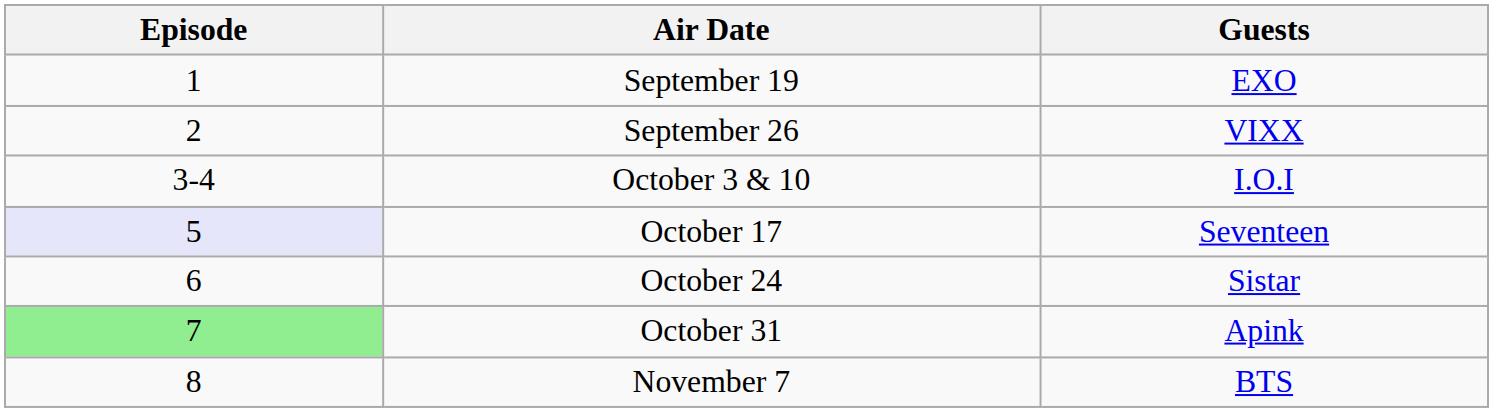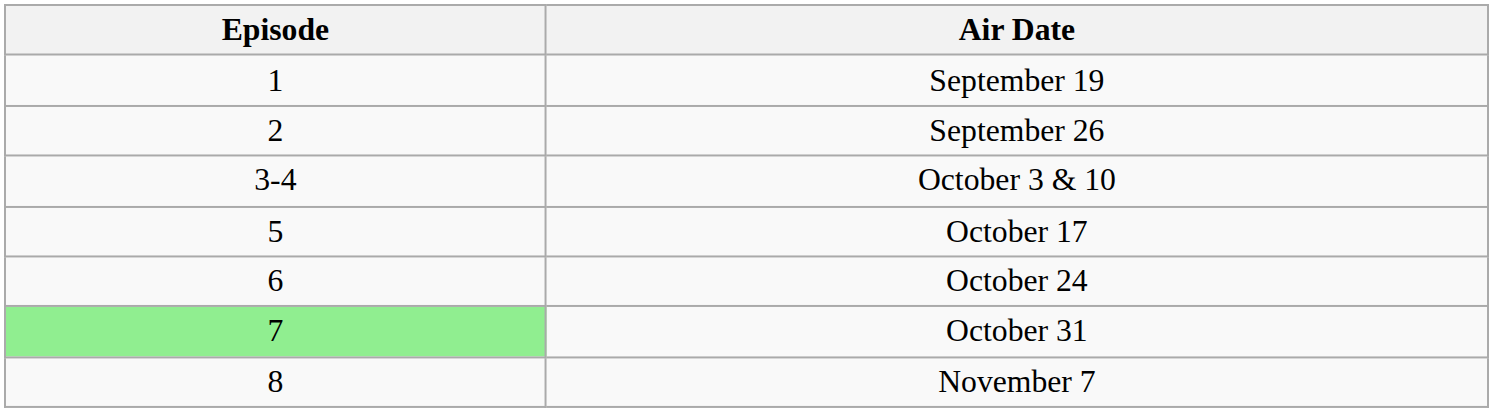- column: (1264, 29)
(194, 230) lavender background -> (275, 230) no background
